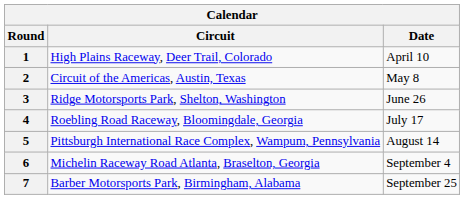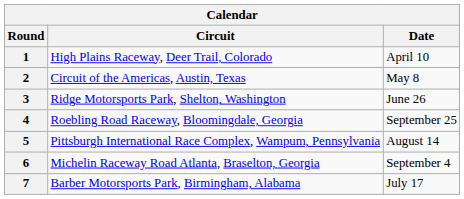(405, 120) July 17 -> (421, 120) September 25
(421, 183) September 25 -> (405, 183) July 17
